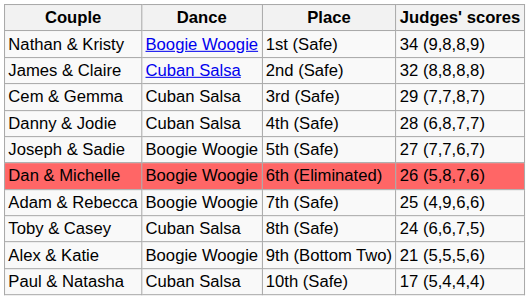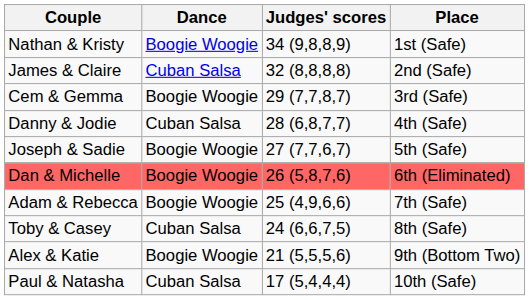columns swapped: (460, 17) <-> (329, 17)
(193, 96) Cuban Salsa -> (202, 96) Boogie Woogie
